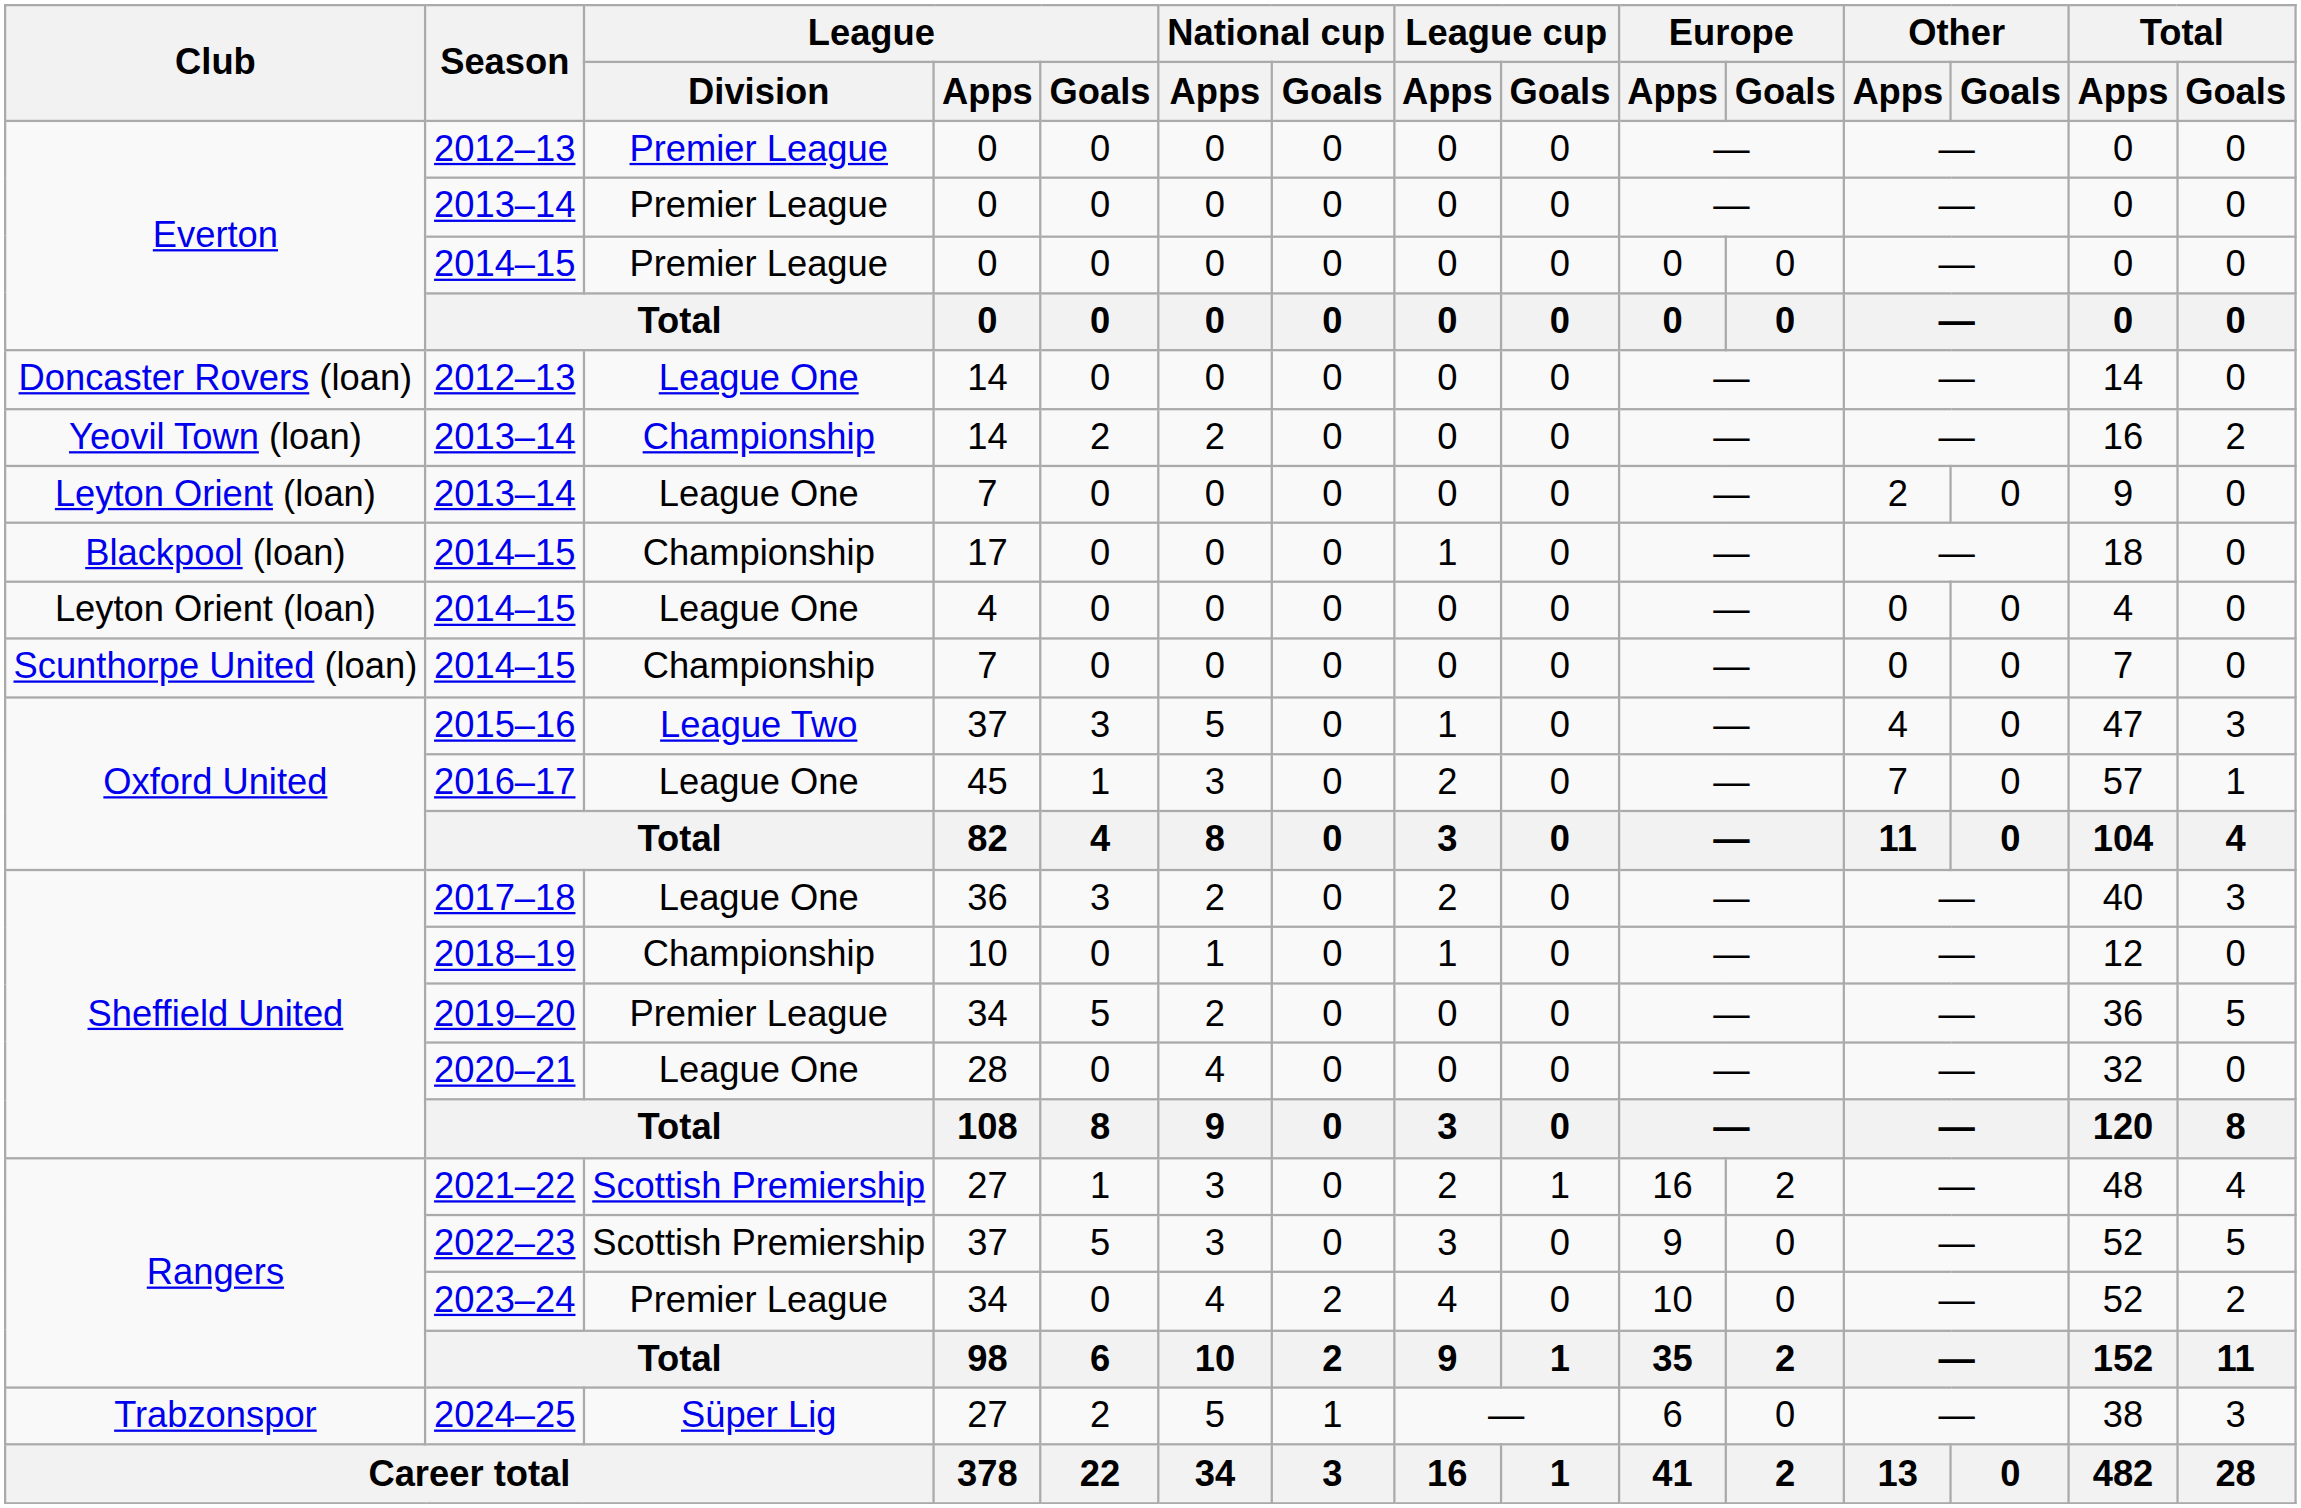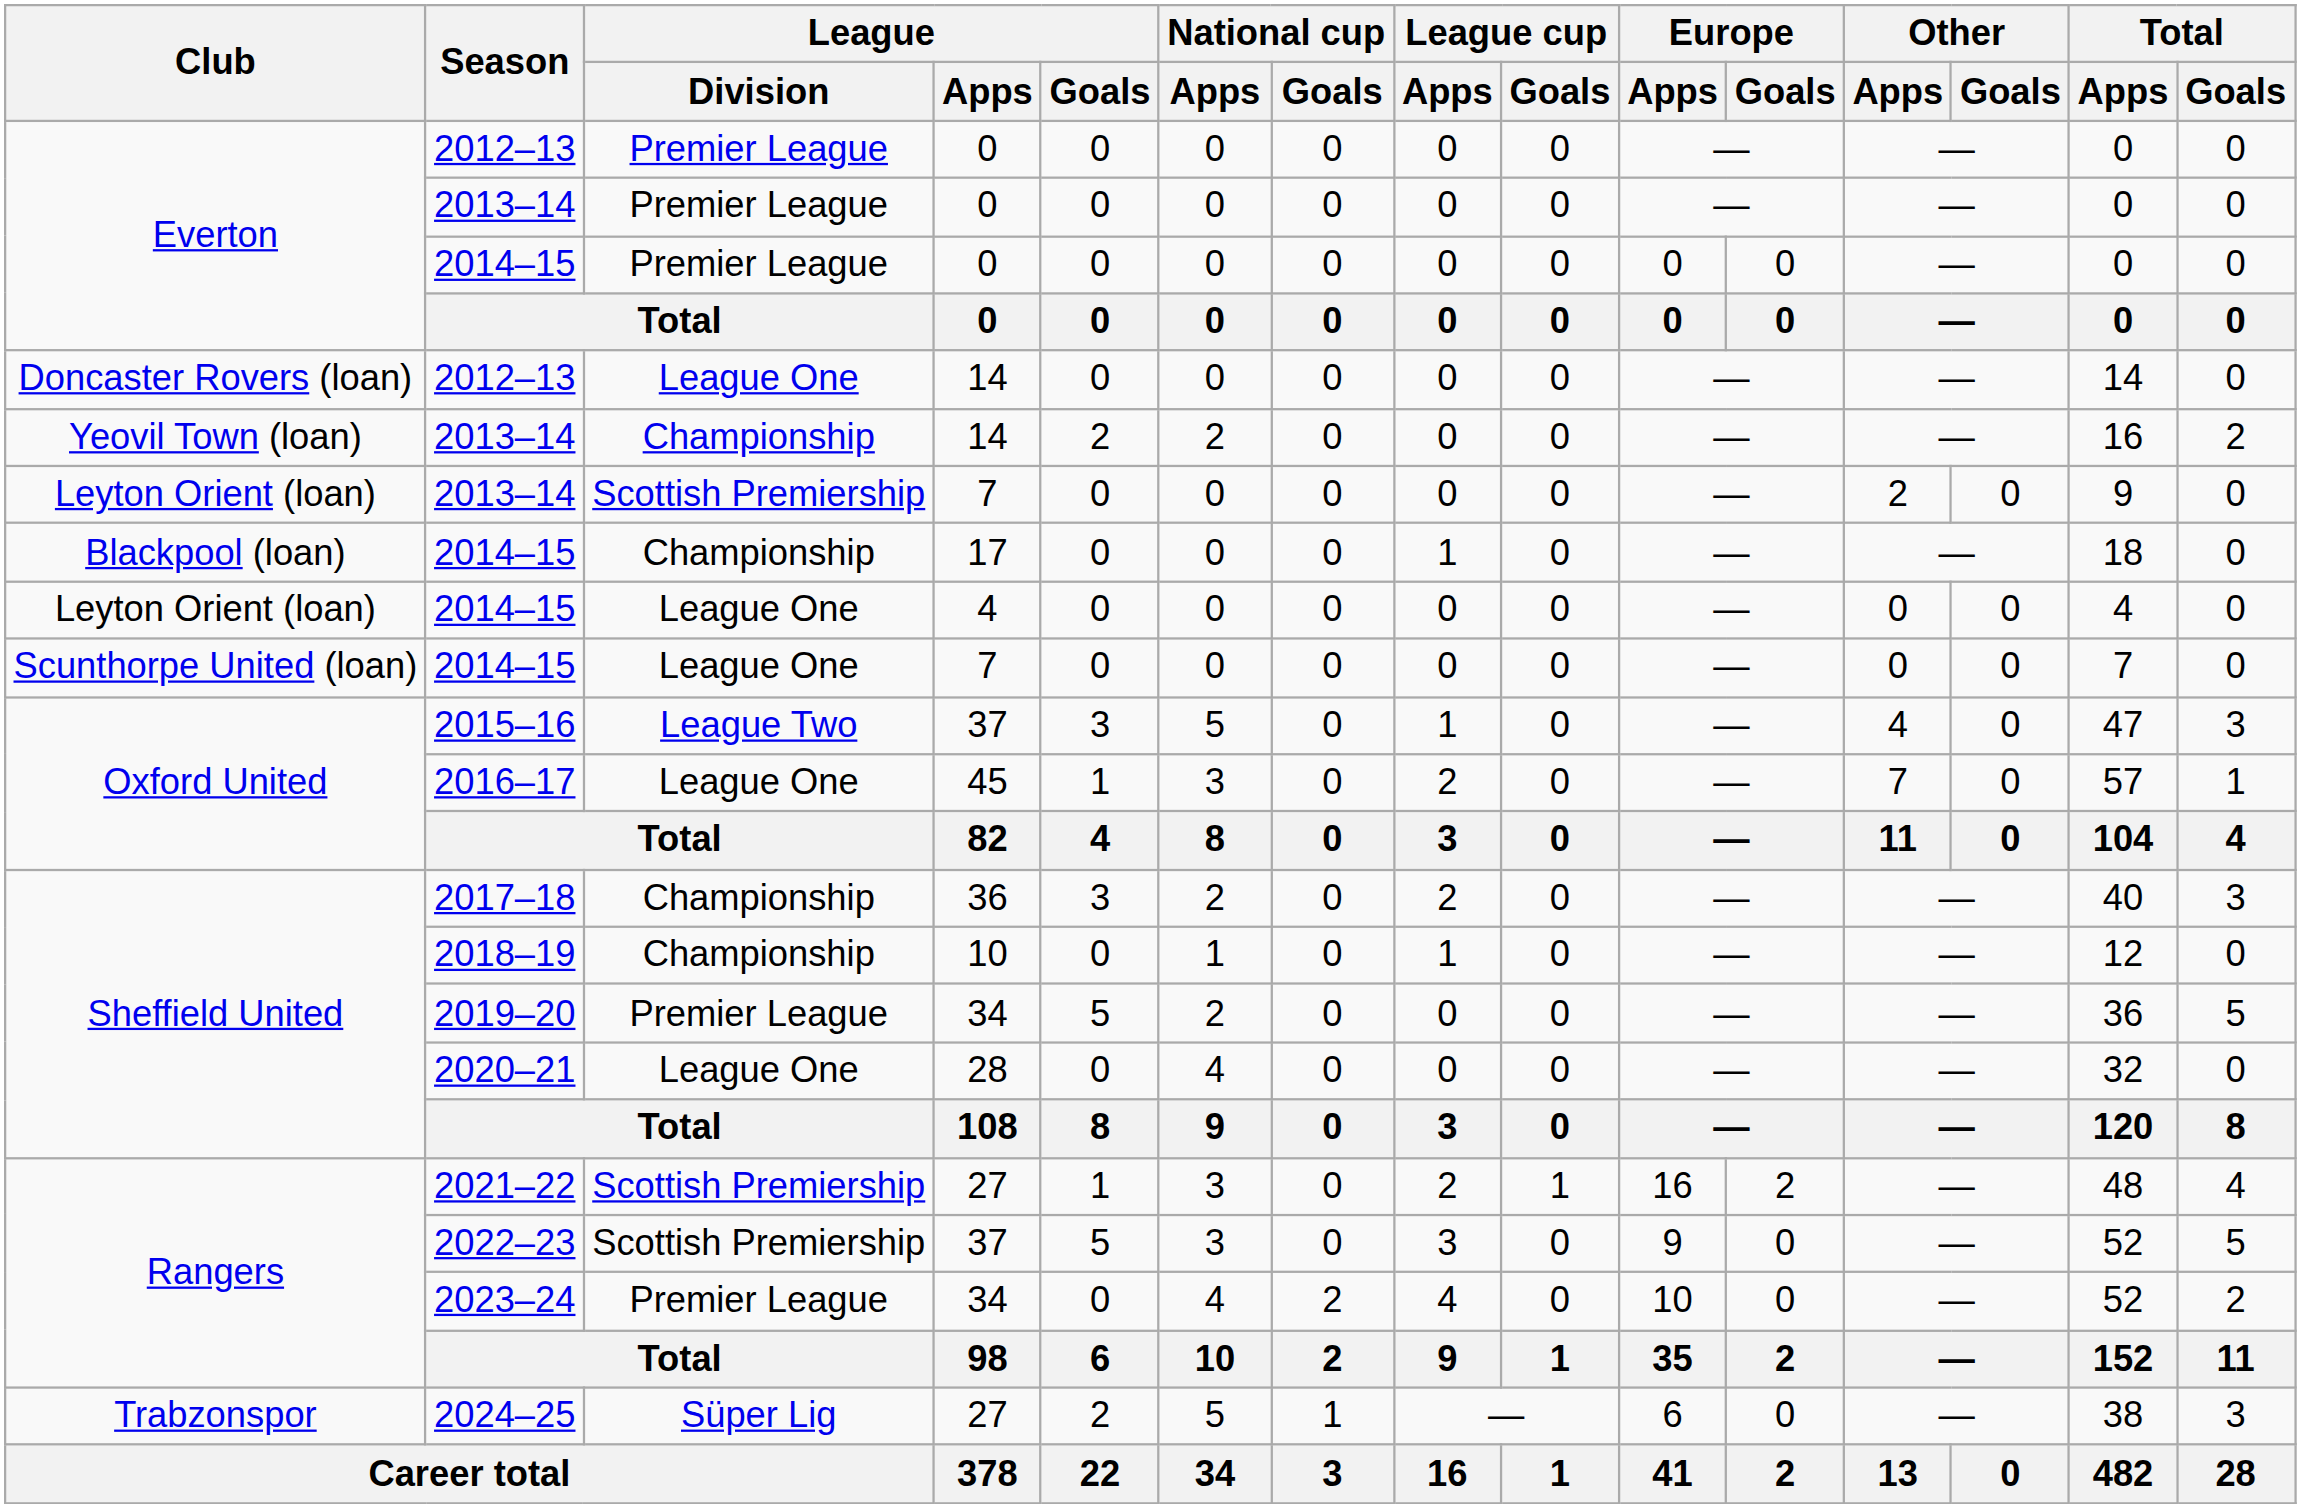(759, 494) League One -> (759, 494) Scottish Premiership
(759, 666) Championship -> (759, 666) League One
(759, 897) League One -> (759, 897) Championship
